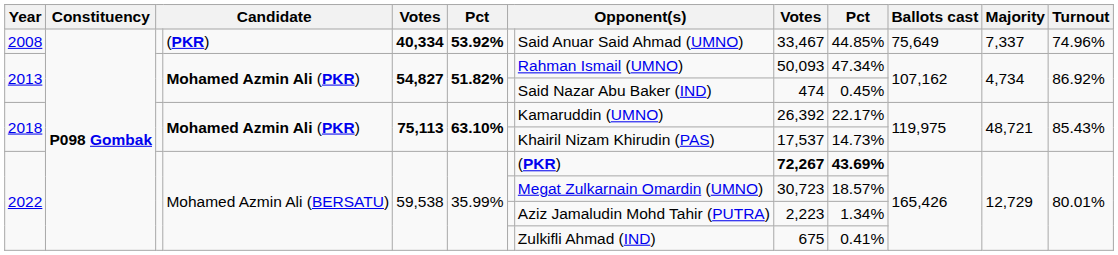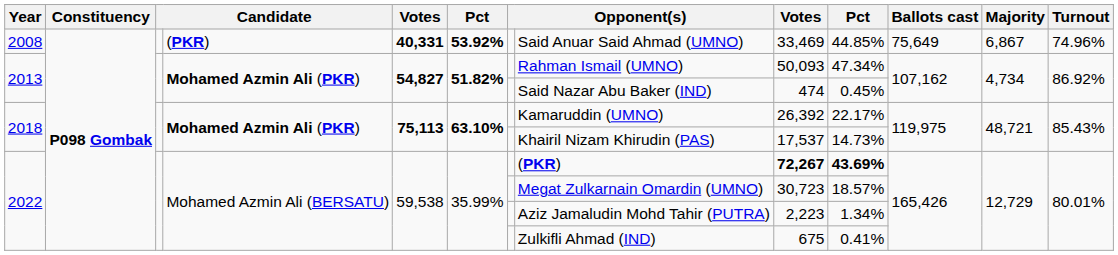(420, 41) 40,334 -> (420, 41) 40,331
(801, 41) 33,467 -> (801, 41) 33,469
(1005, 41) 7,337 -> (1005, 41) 6,867
